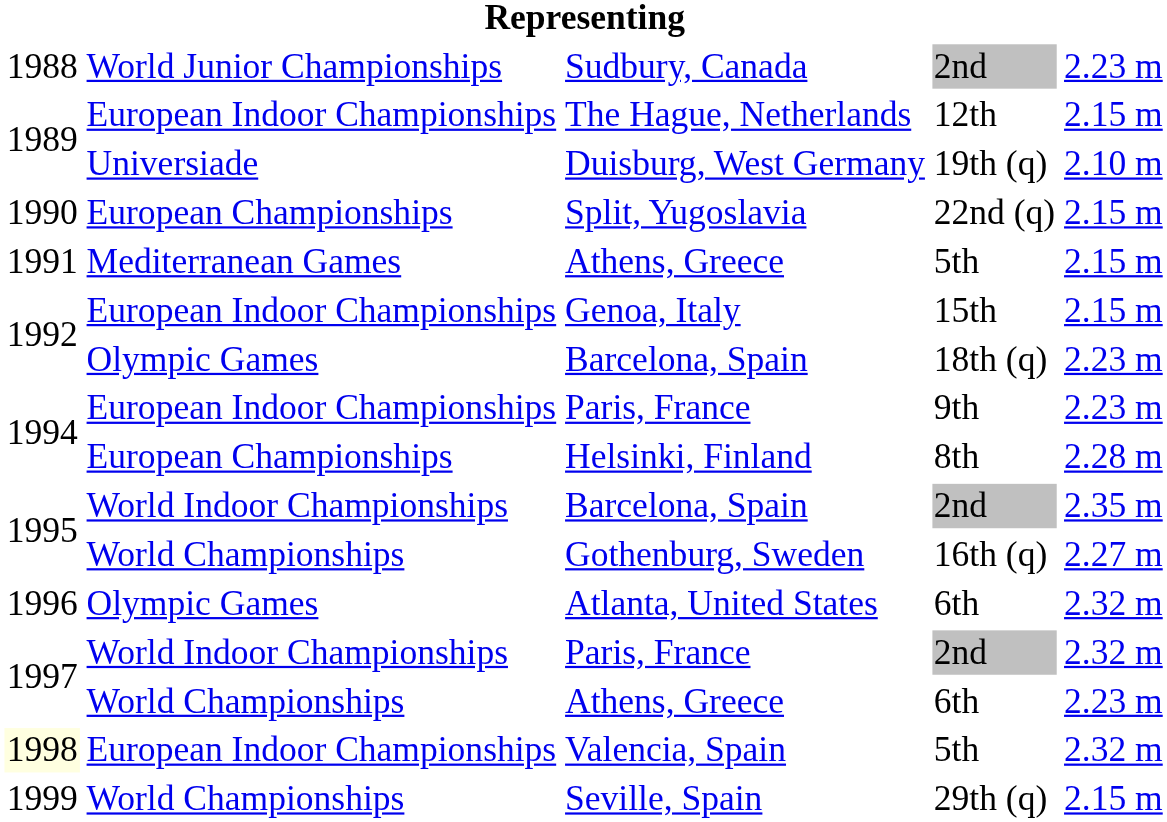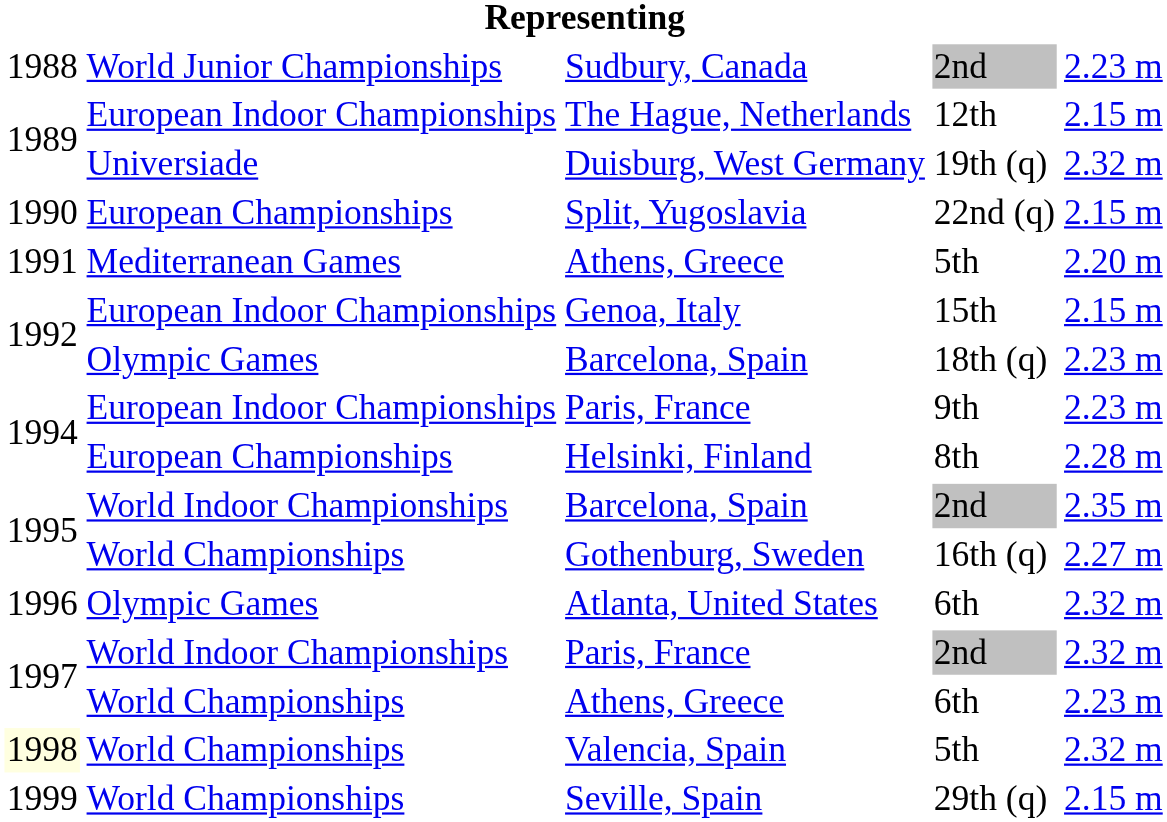(1113, 163) 2.10 m -> (1113, 163) 2.32 m
(1113, 261) 2.15 m -> (1113, 261) 2.20 m
(321, 749) European Indoor Championships -> (245, 749) World Championships
